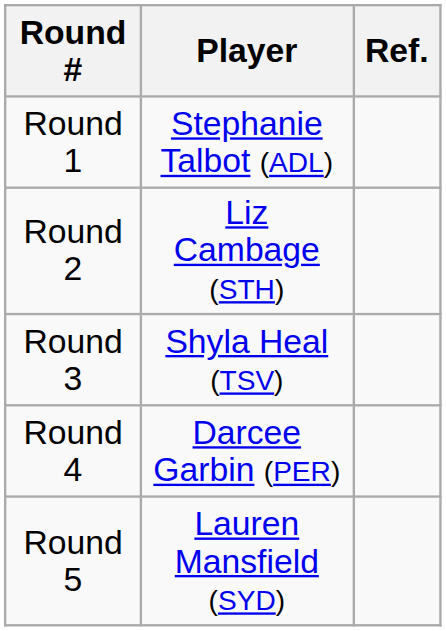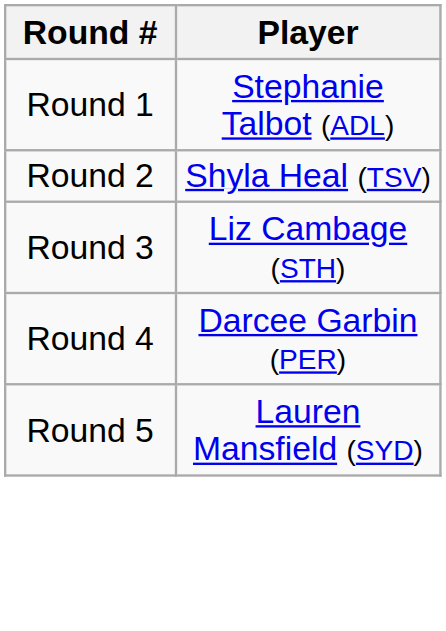- column: (397, 51)
(247, 251) Liz Cambage (STH) -> (308, 176) Shyla Heal (TSV)
(247, 360) Shyla Heal (TSV) -> (308, 248) Liz Cambage (STH)
